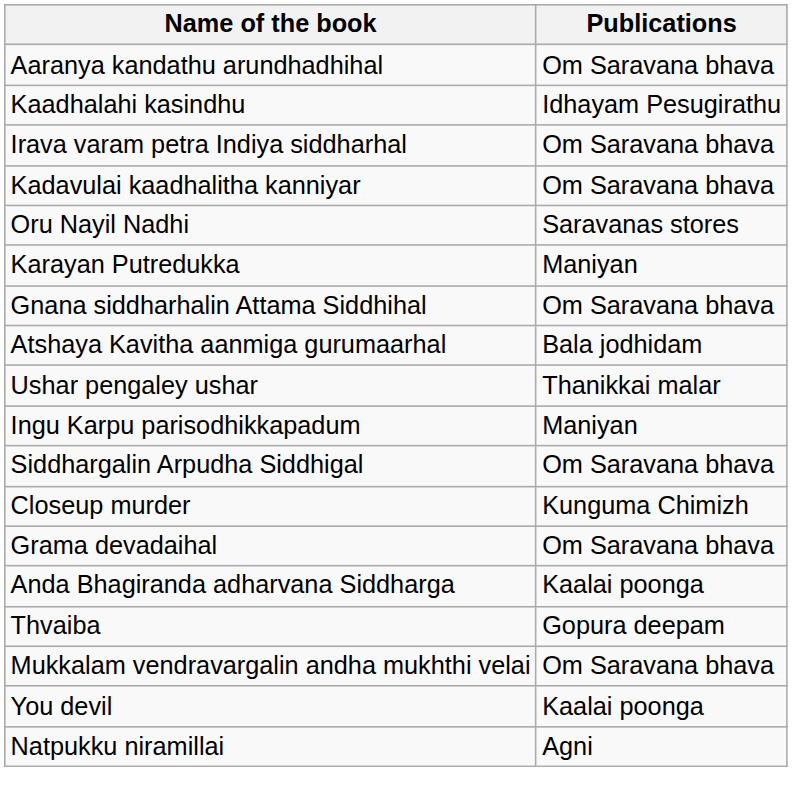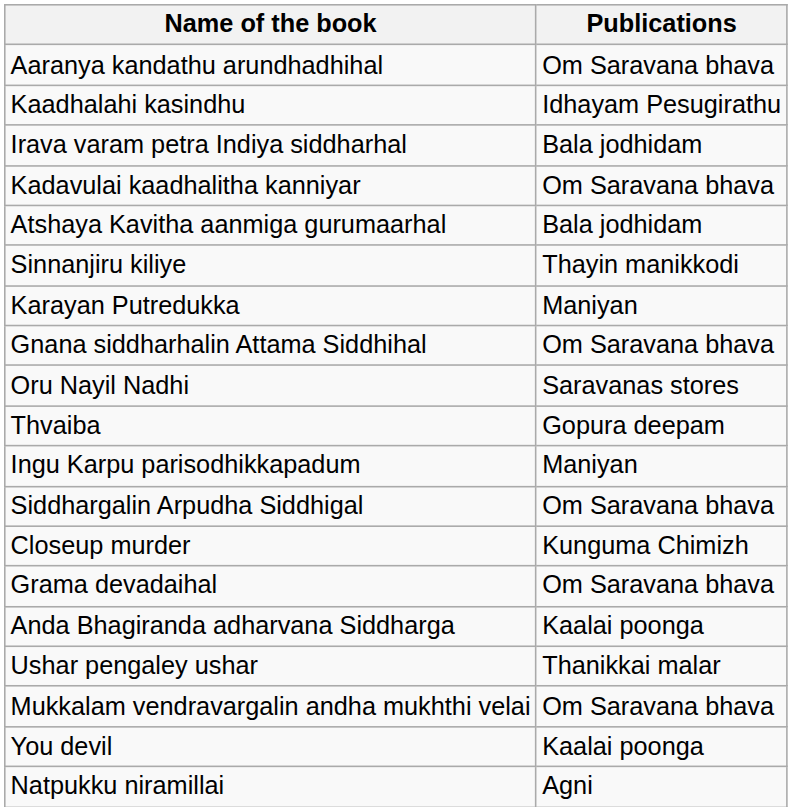(658, 144) Om Saravana bhava -> (622, 144) Bala jodhidam
rows swapped: (228, 345) <-> (100, 225)
+ row: (98, 265)
rows swapped: (56, 625) <-> (134, 385)
